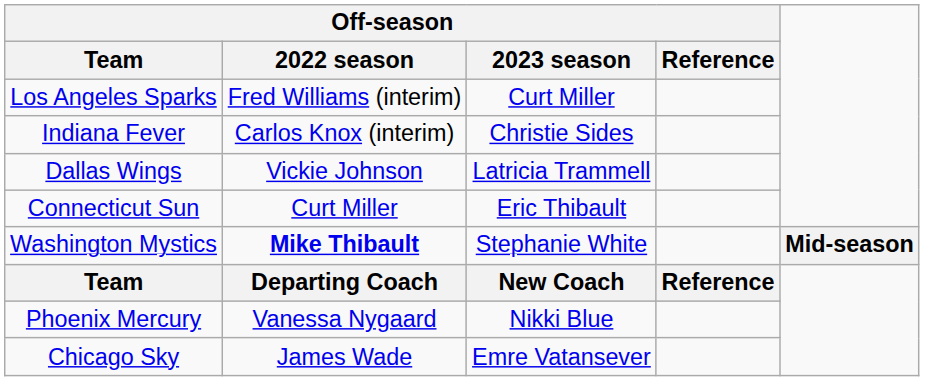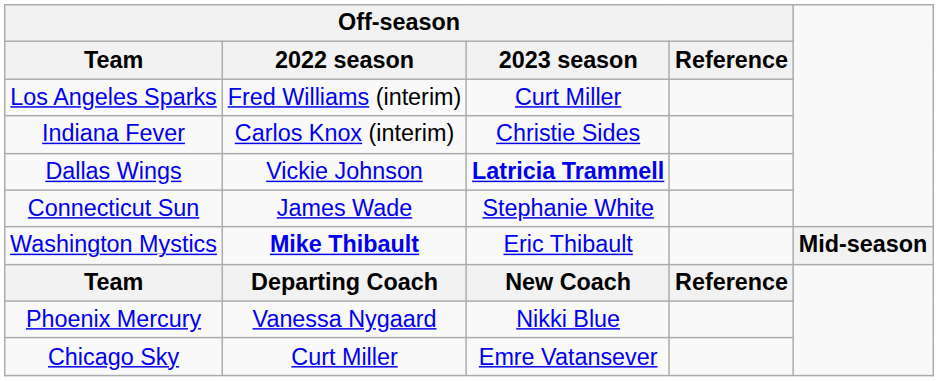(561, 171) normal -> (568, 171) bold
(345, 208) Curt Miller -> (345, 208) James Wade
(561, 208) Eric Thibault -> (568, 208) Stephanie White
(561, 245) Stephanie White -> (568, 245) Eric Thibault
(345, 356) James Wade -> (345, 356) Curt Miller
